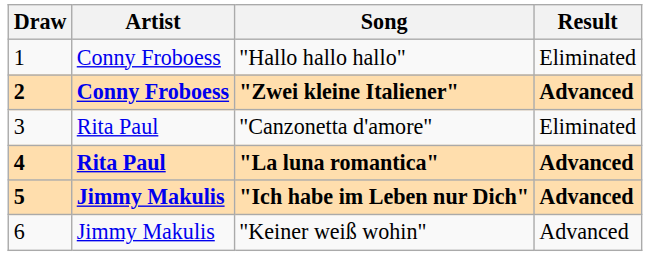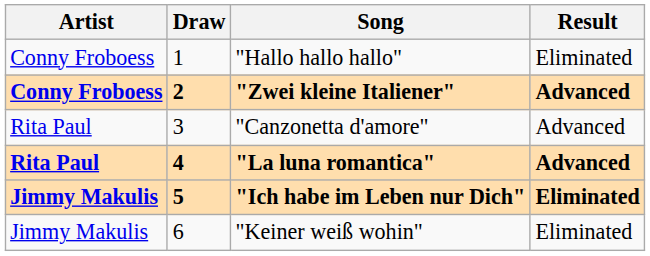columns swapped: (40, 22) <-> (153, 22)
(588, 127) Eliminated -> (580, 127) Advanced
(586, 197) Advanced -> (588, 197) Eliminated
(584, 232) Advanced -> (584, 232) Eliminated
